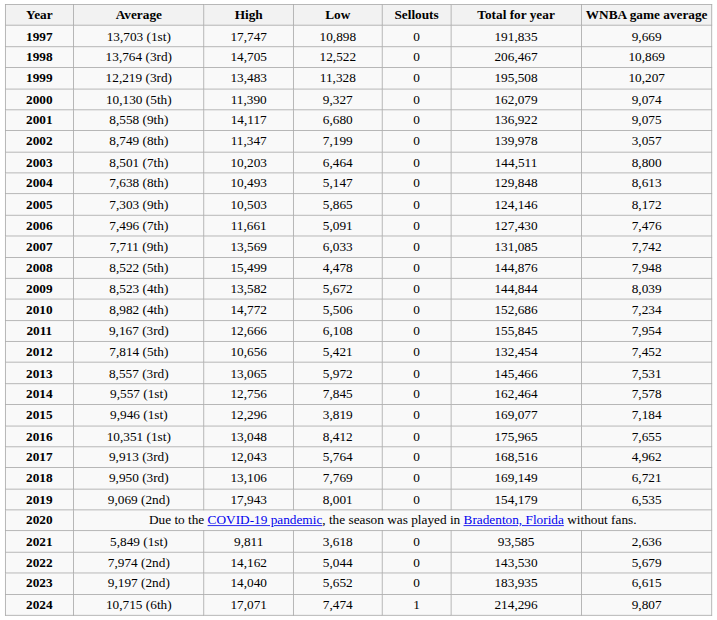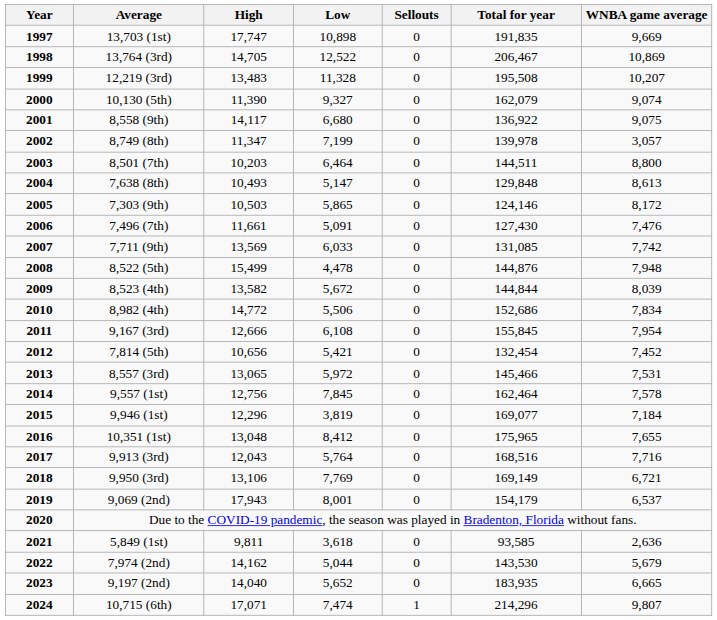(647, 309) 7,234 -> (647, 309) 7,834
(647, 457) 4,962 -> (647, 457) 7,716
(647, 499) 6,535 -> (647, 499) 6,537
(647, 583) 6,615 -> (647, 583) 6,665
